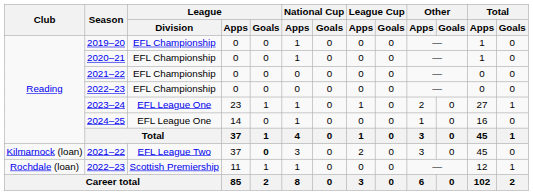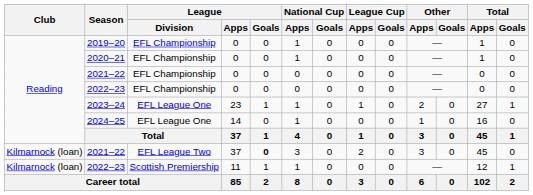(45, 167) Rochdale (loan) -> (45, 167) Kilmarnock (loan)
